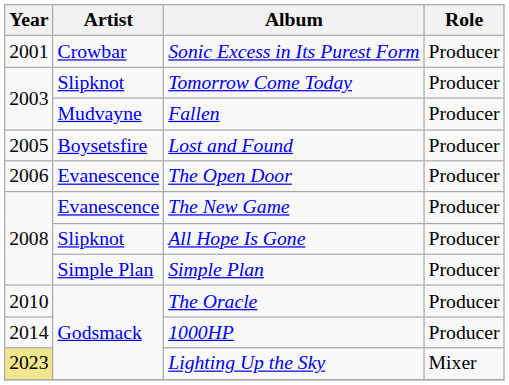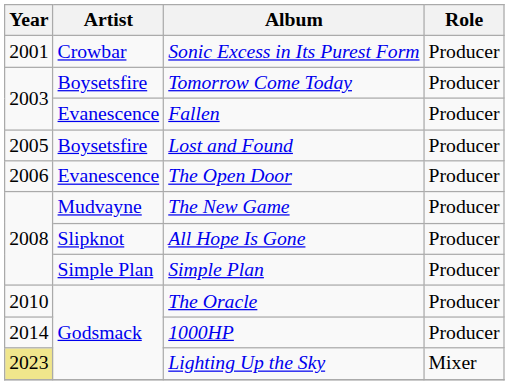(91, 82) Slipknot -> (102, 82) Boysetsfire
(100, 113) Mudvayne -> (108, 113) Evanescence
(108, 207) Evanescence -> (100, 207) Mudvayne
